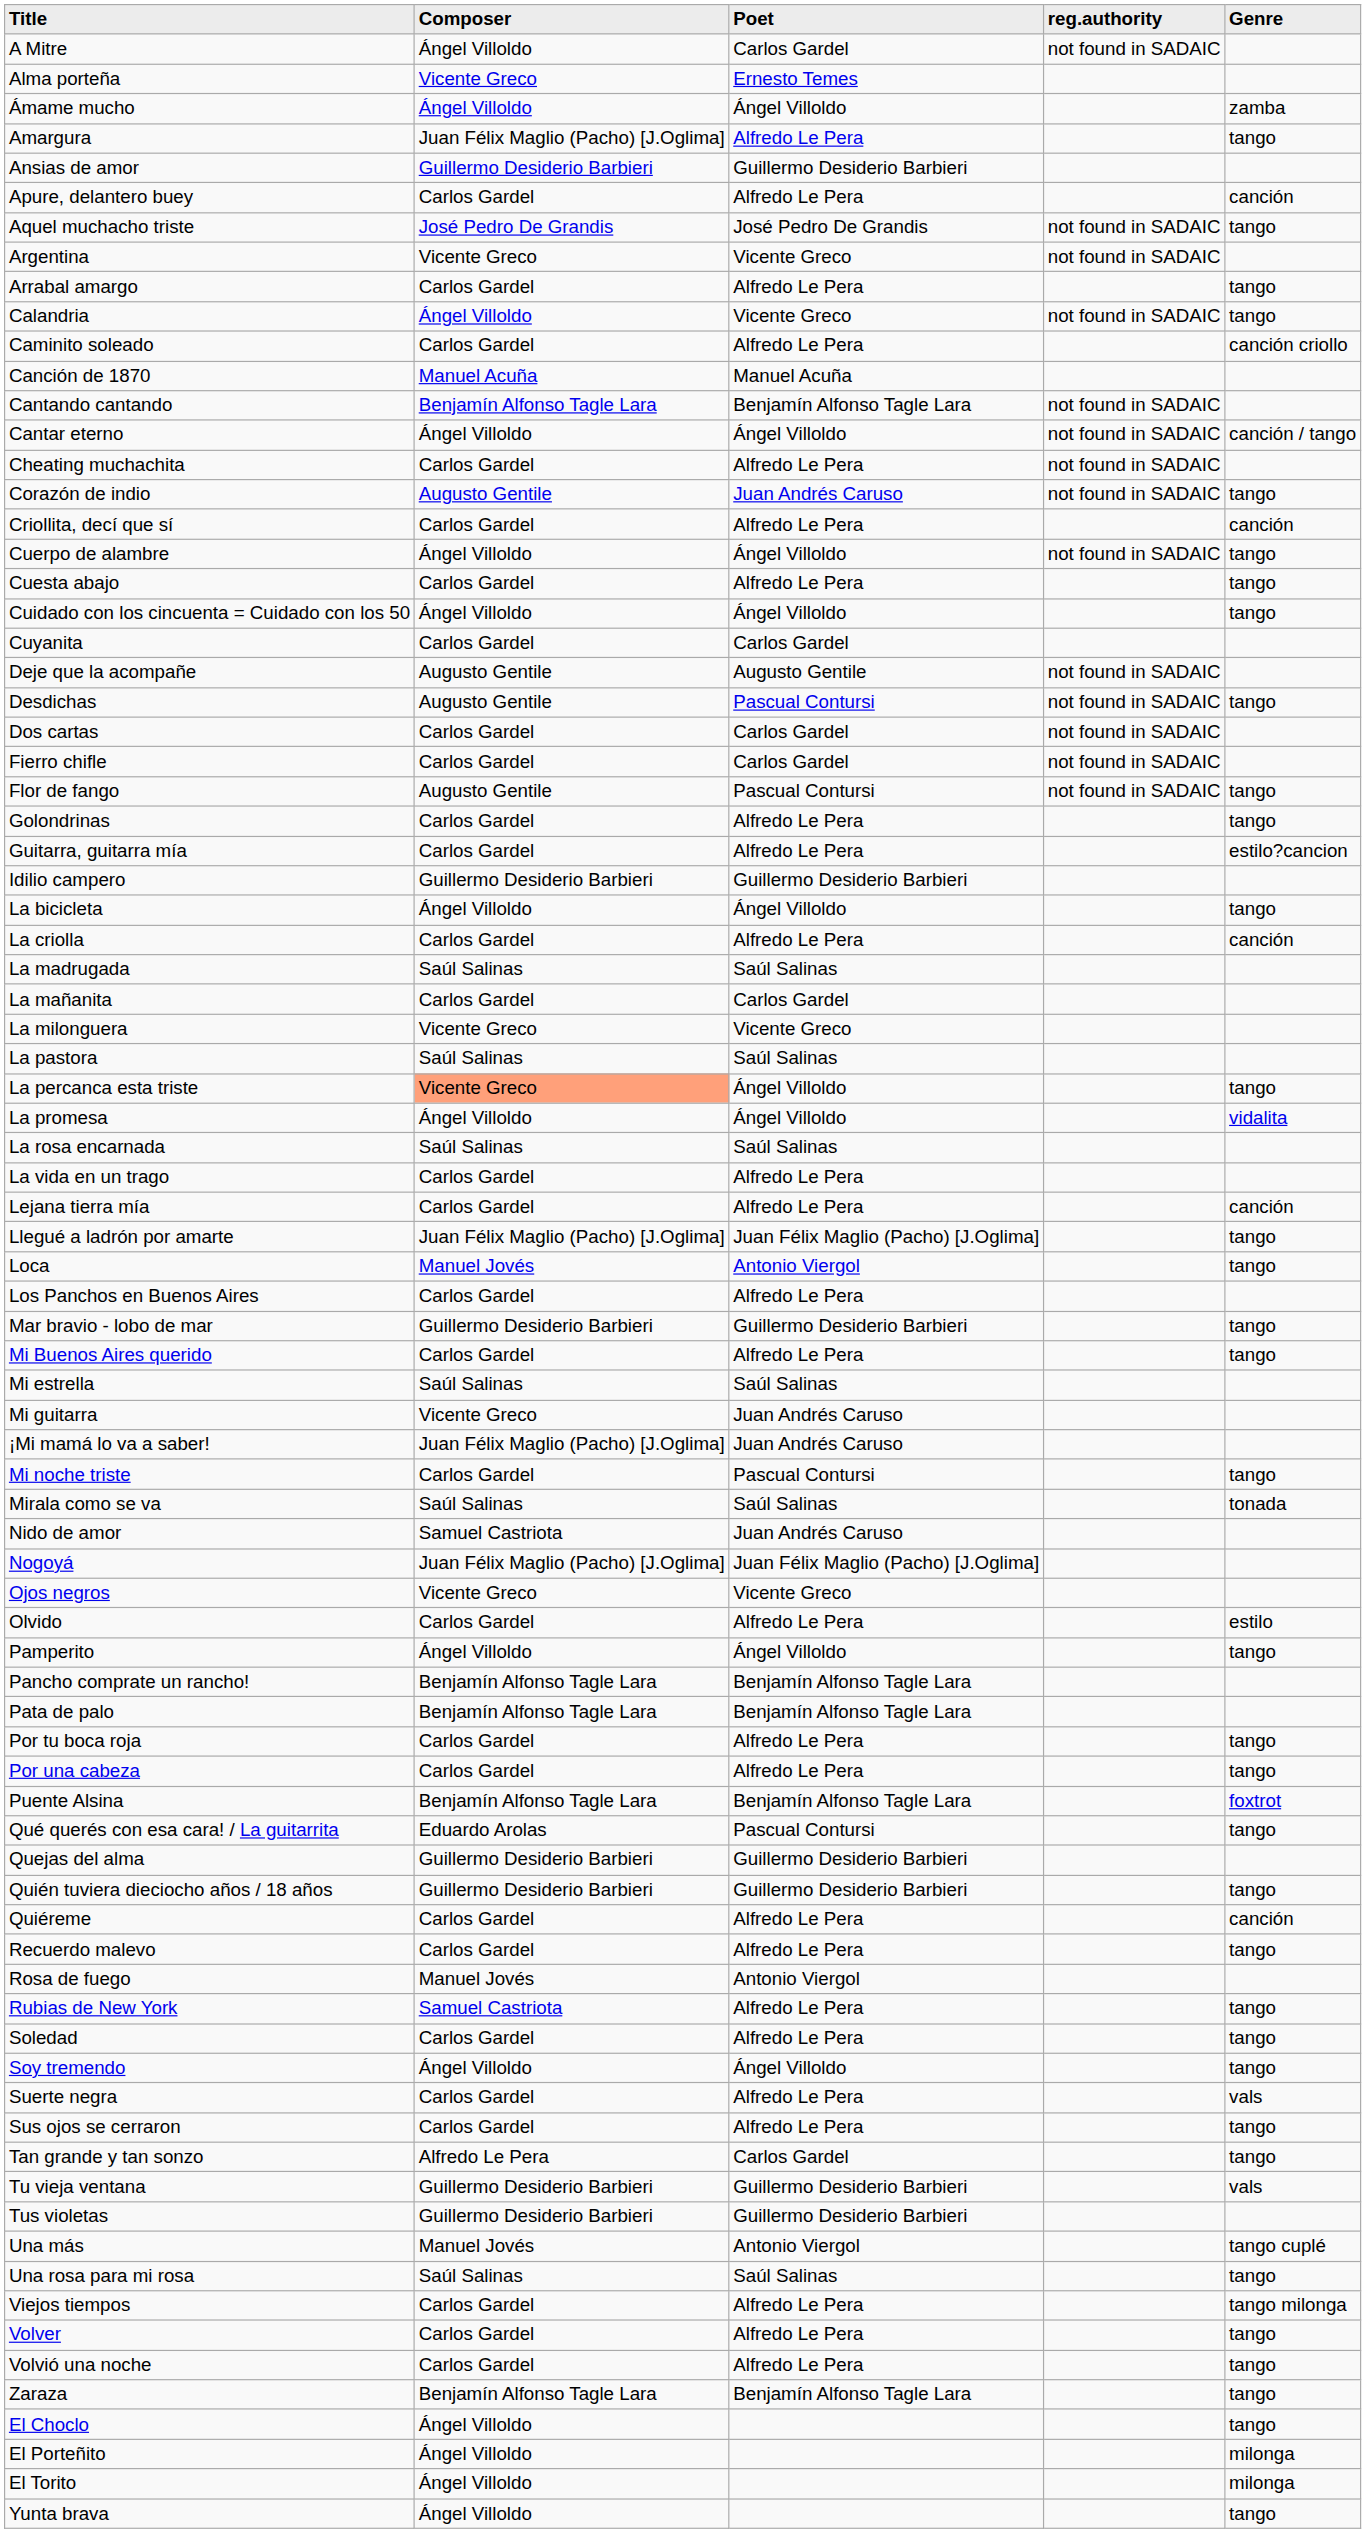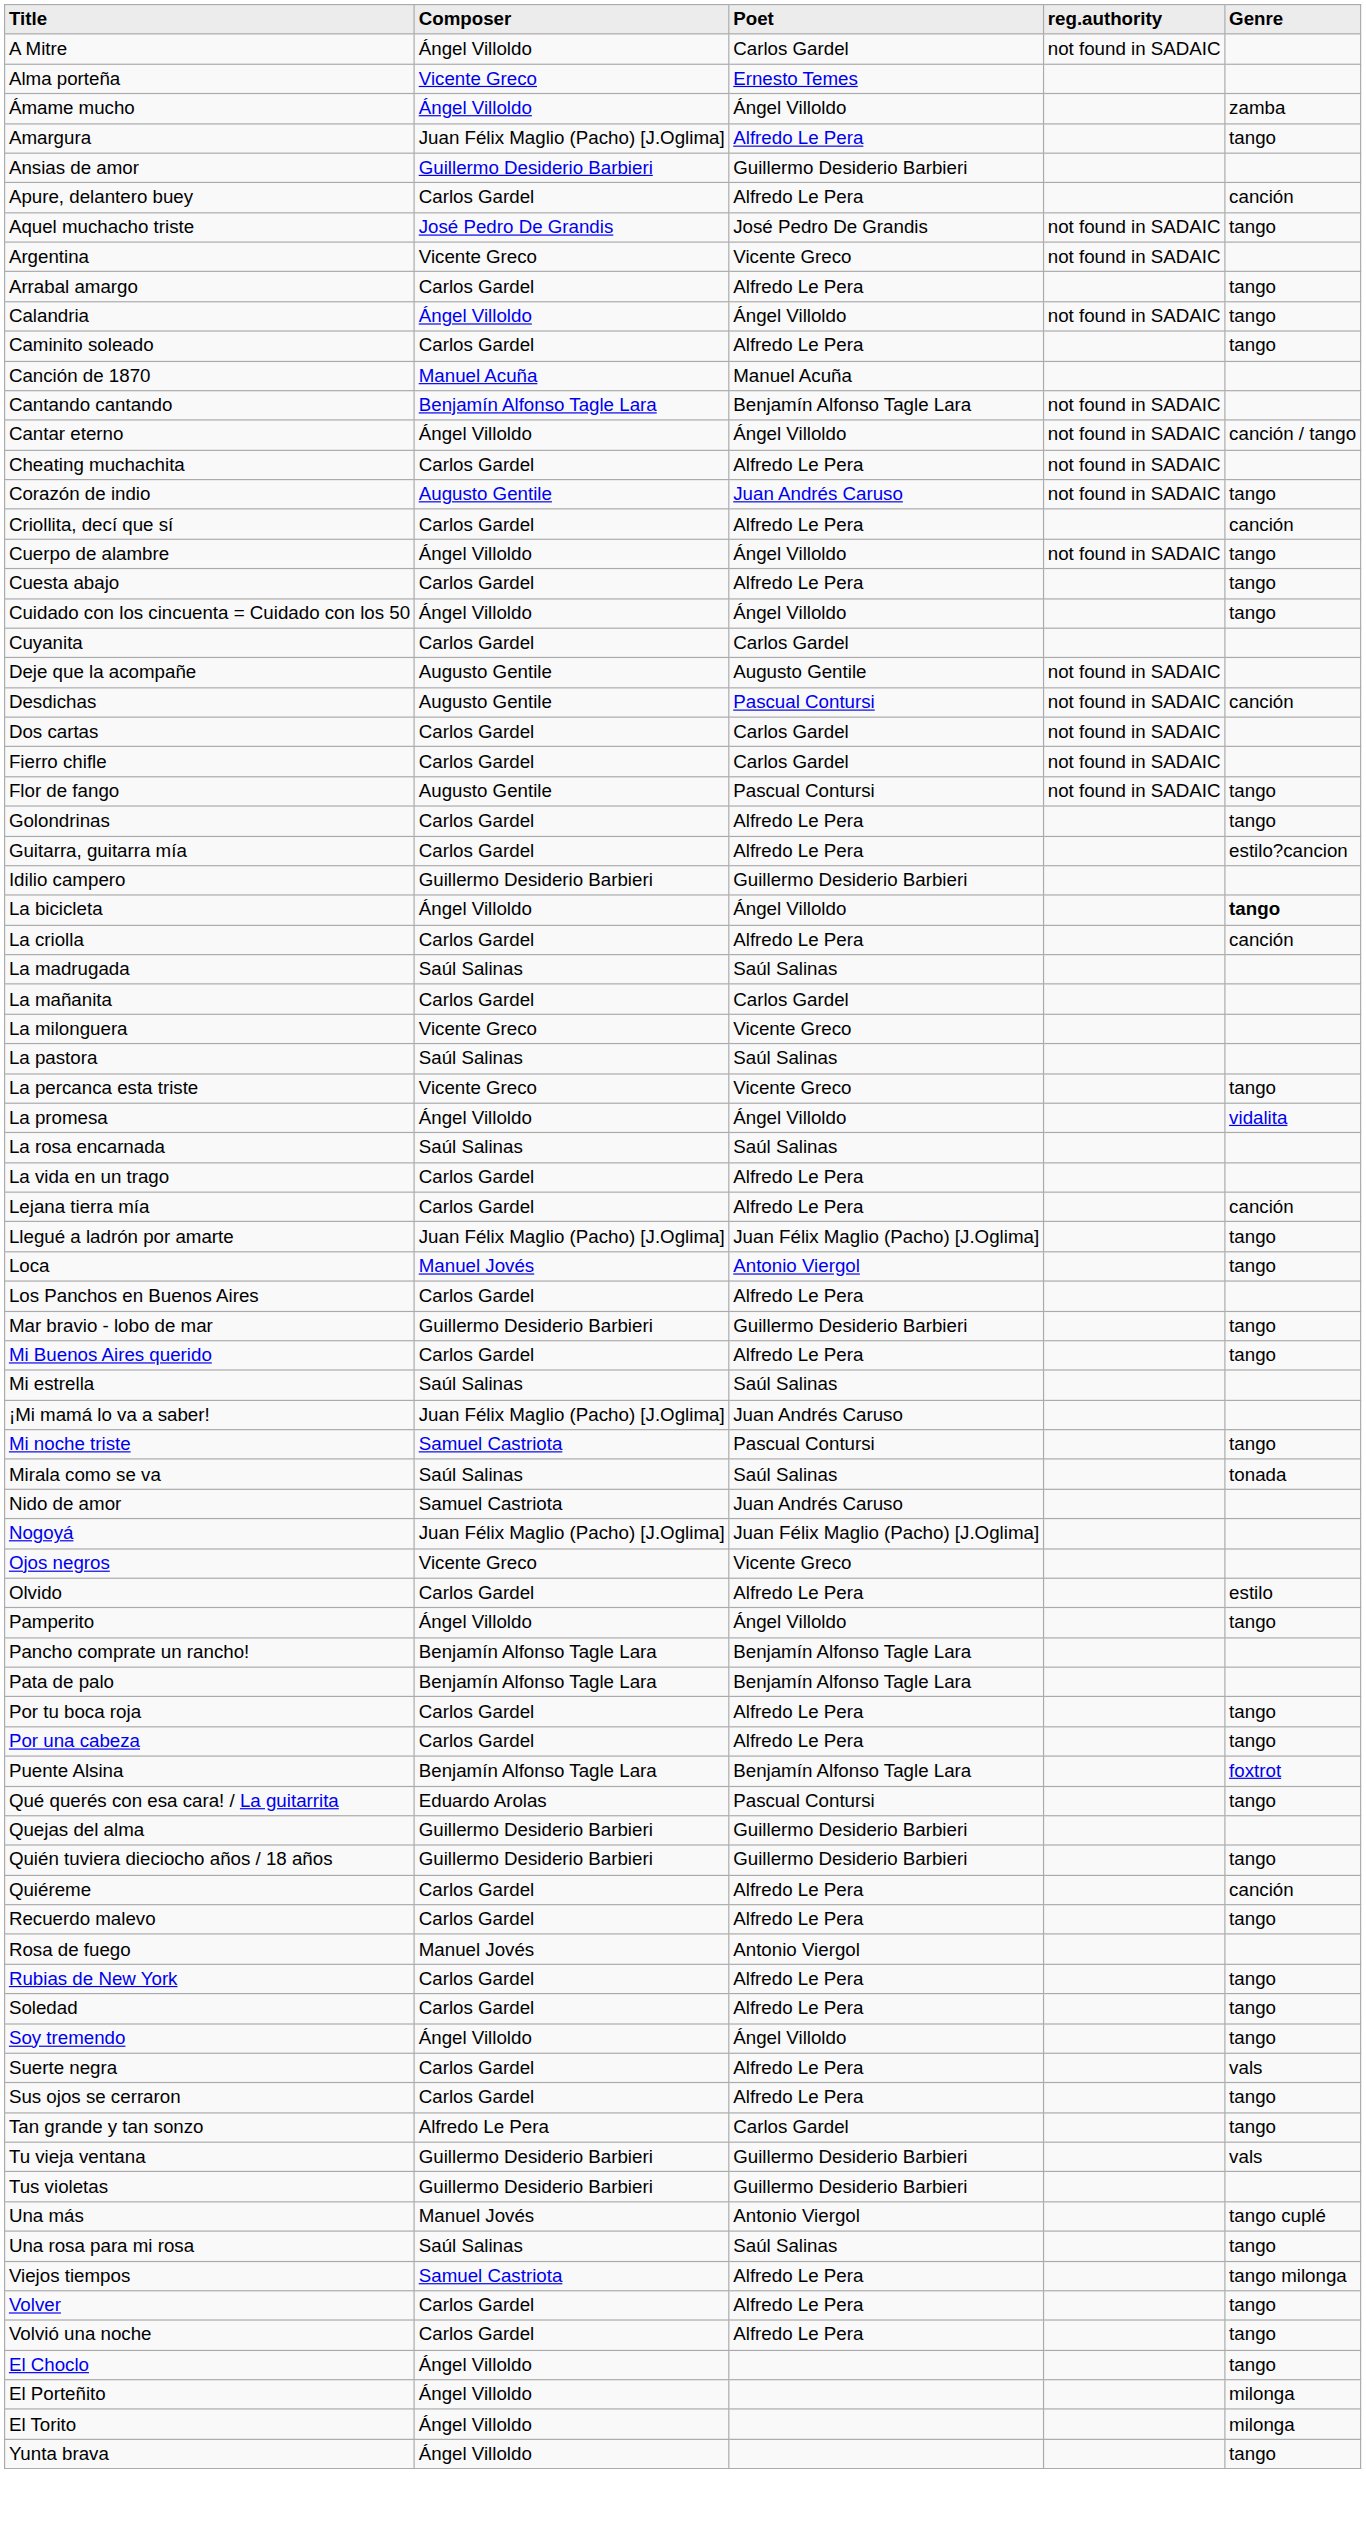(792, 316) Vicente Greco -> (790, 316) Ángel Villoldo
(1288, 345) canción criollo -> (1253, 345) tango
(1253, 702) tango -> (1261, 702) canción
(1253, 910) normal -> (1255, 910) bold
(478, 1088) lightsalmon background -> (478, 1088) no background
(790, 1088) Ángel Villoldo -> (792, 1088) Vicente Greco
- row: (53, 1414)
(476, 1474) Carlos Gardel -> (491, 1444) Samuel Castriota
(491, 2008) Samuel Castriota -> (476, 1978) Carlos Gardel
(476, 2305) Carlos Gardel -> (491, 2275) Samuel Castriota
- row: (38, 2394)
